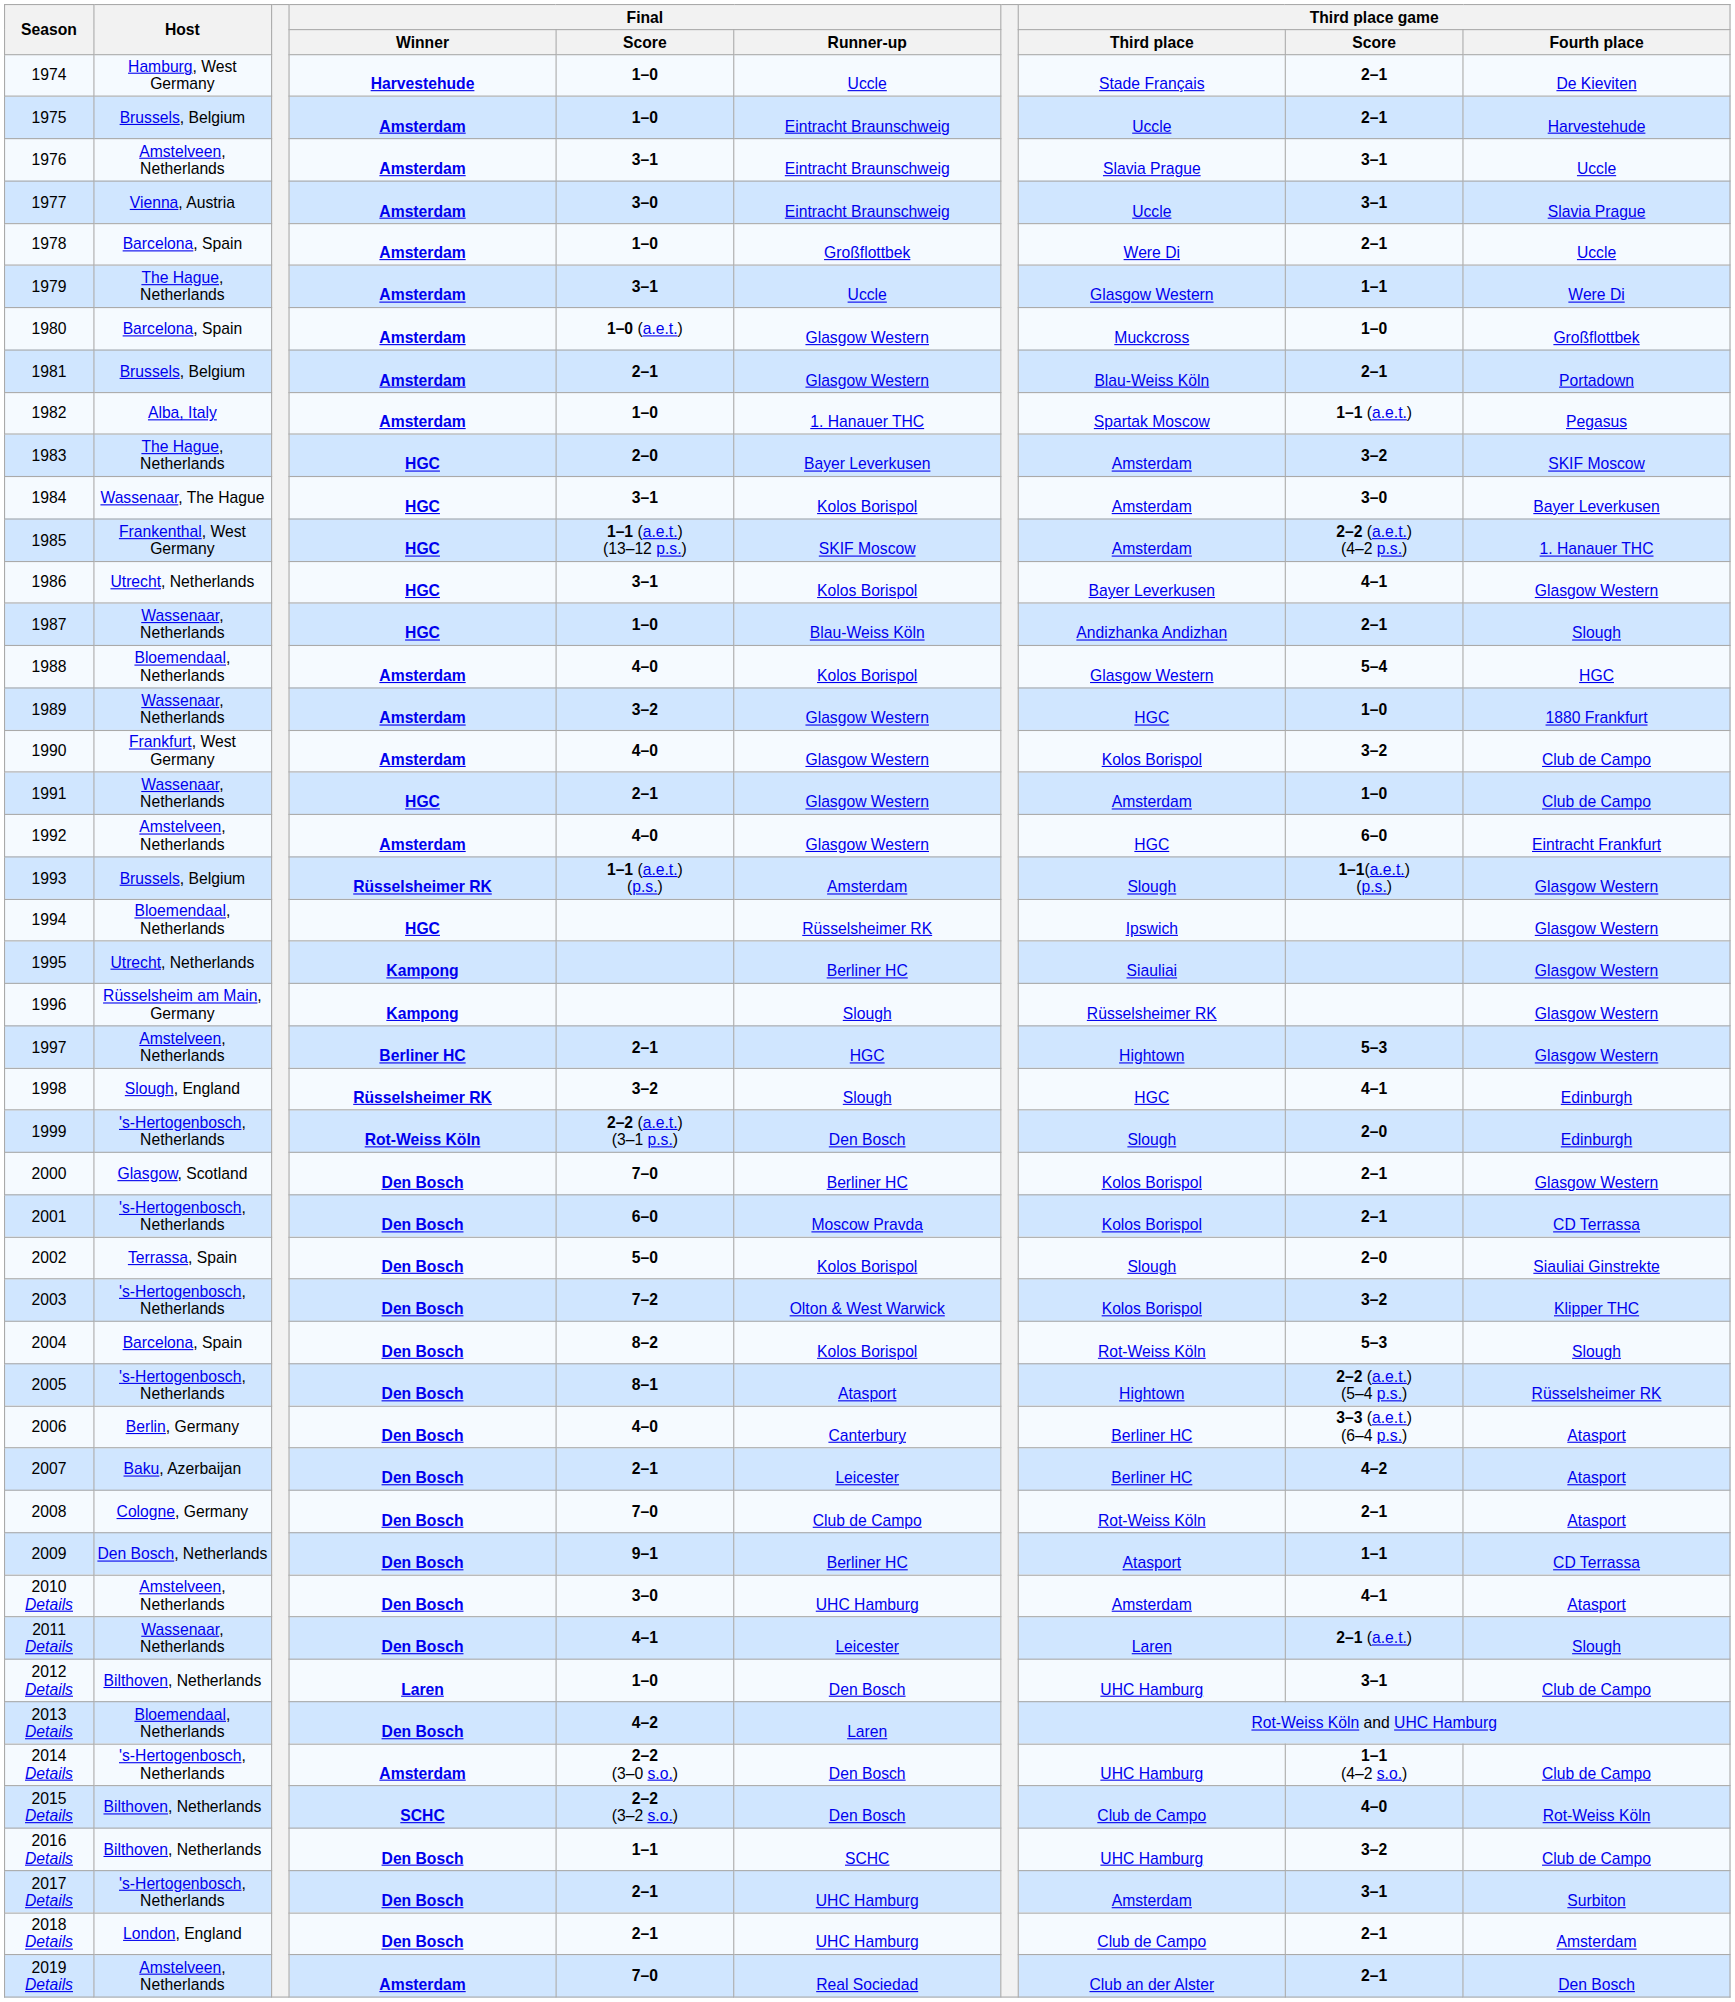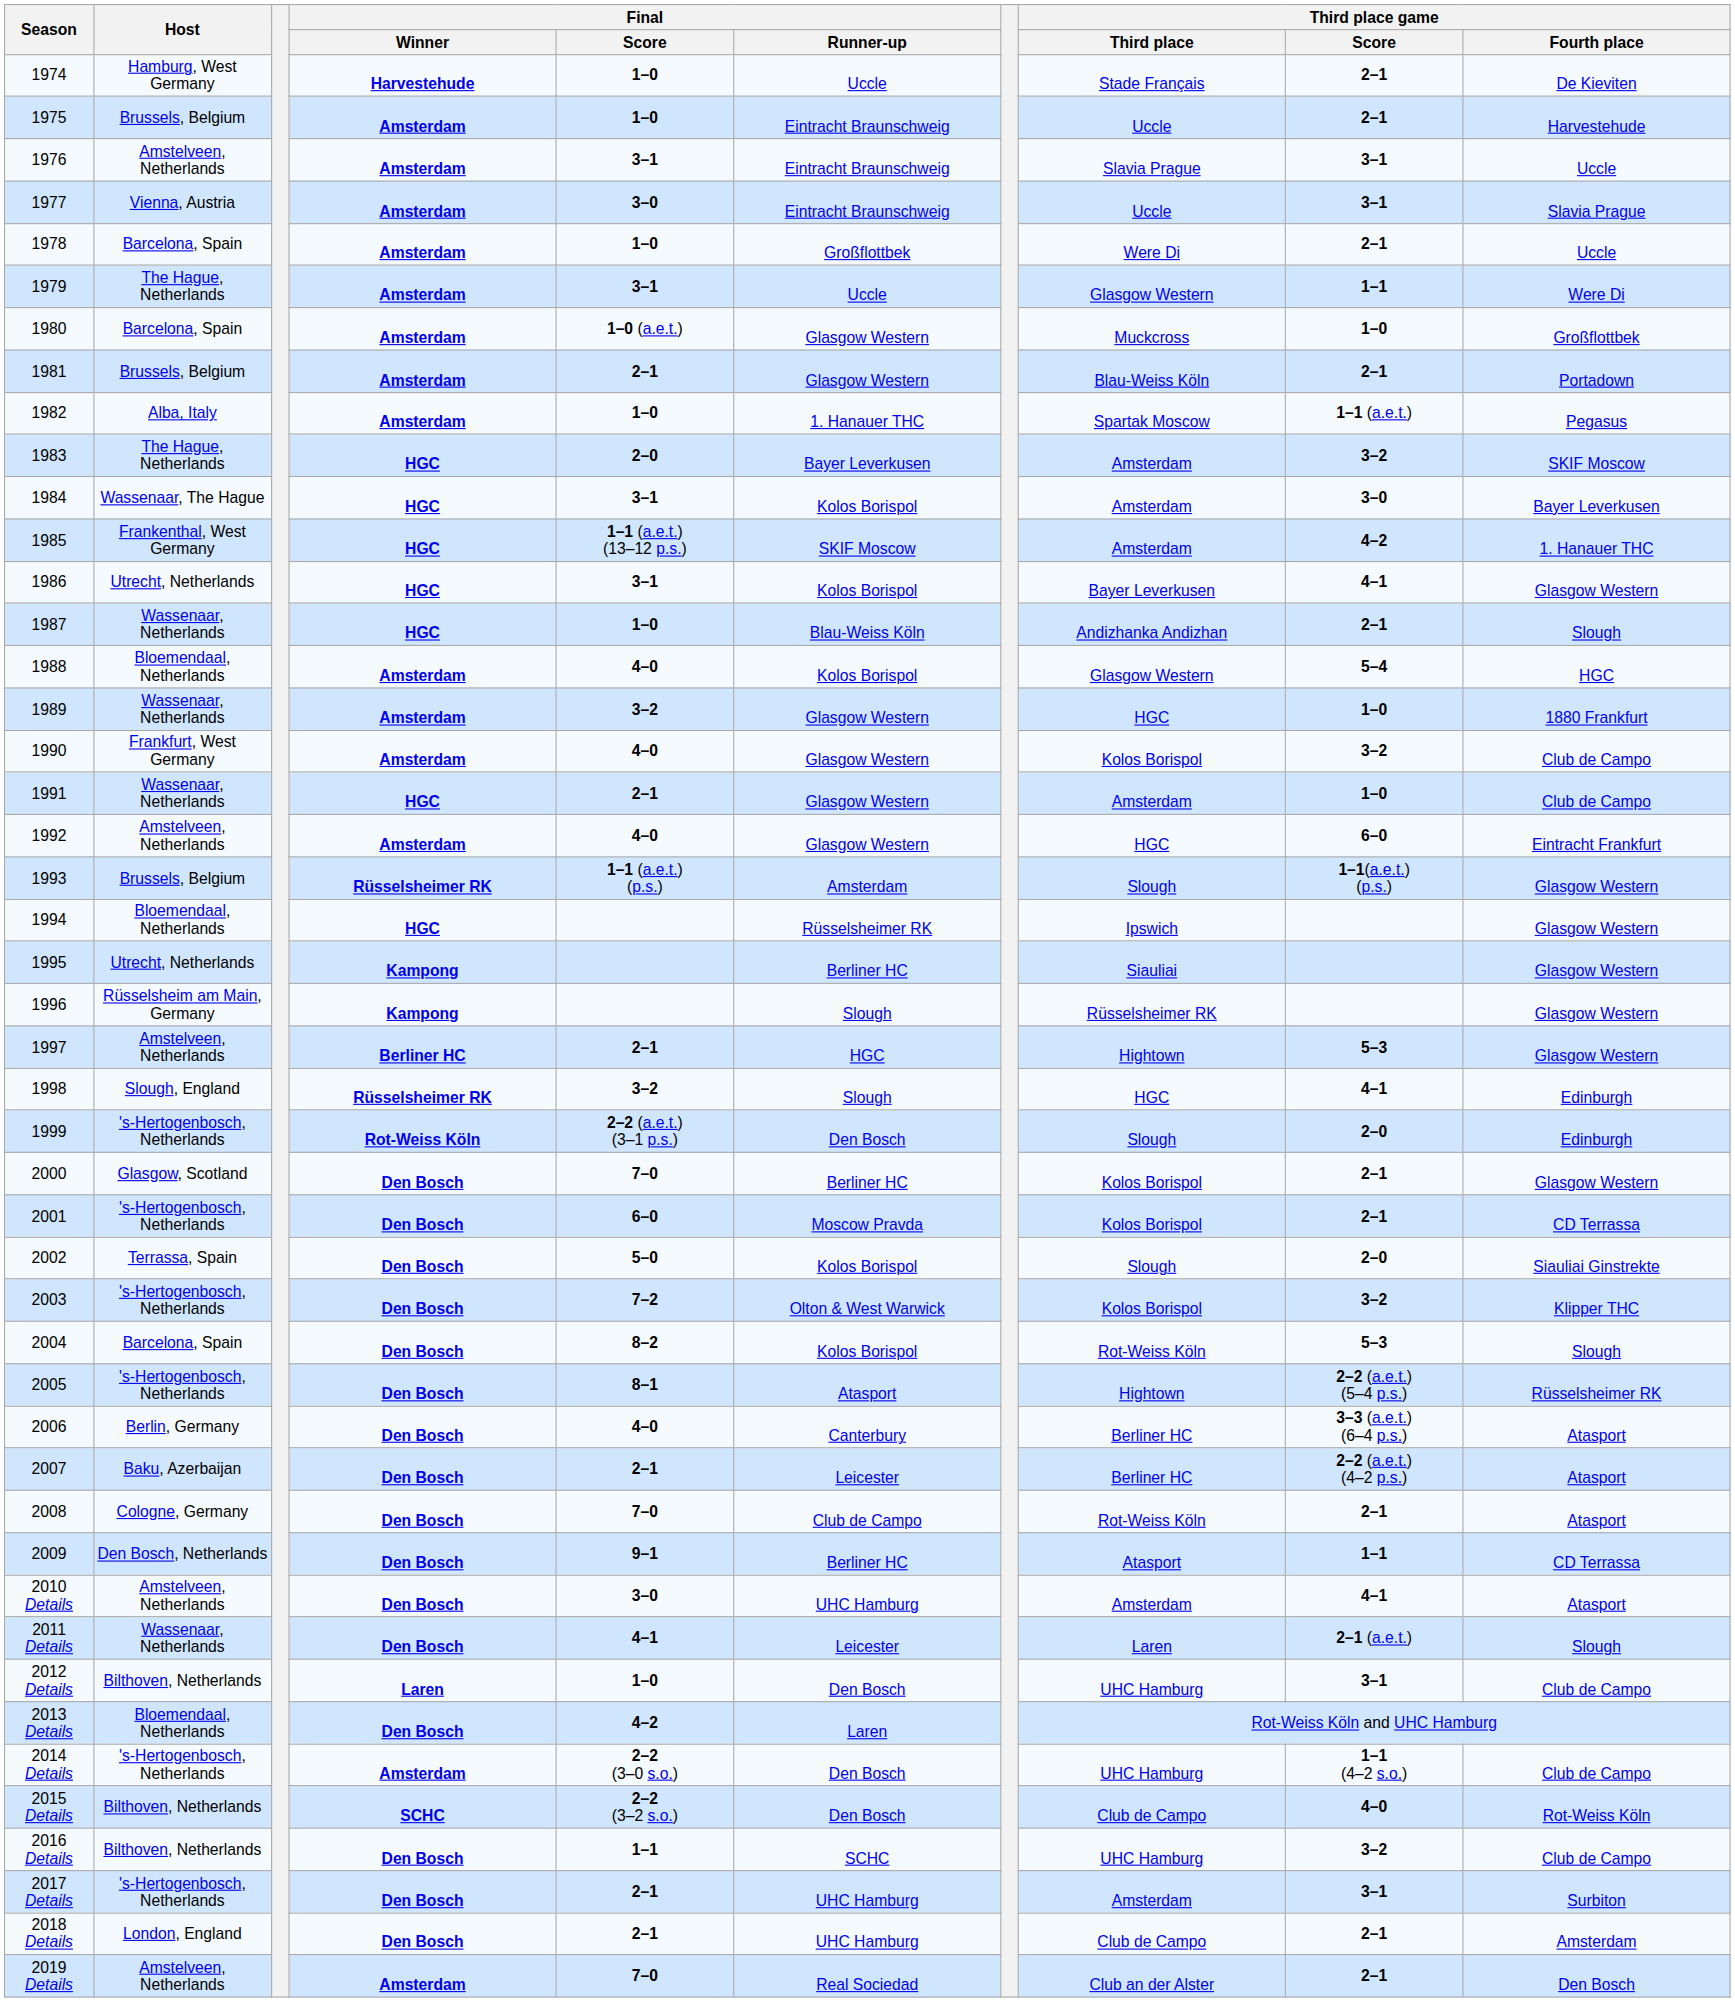(1374, 540) 2–2 (a.e.t.) (4–2 p.s.) -> (1374, 540) 4–2
(1374, 1469) 4–2 -> (1374, 1469) 2–2 (a.e.t.) (4–2 p.s.)
